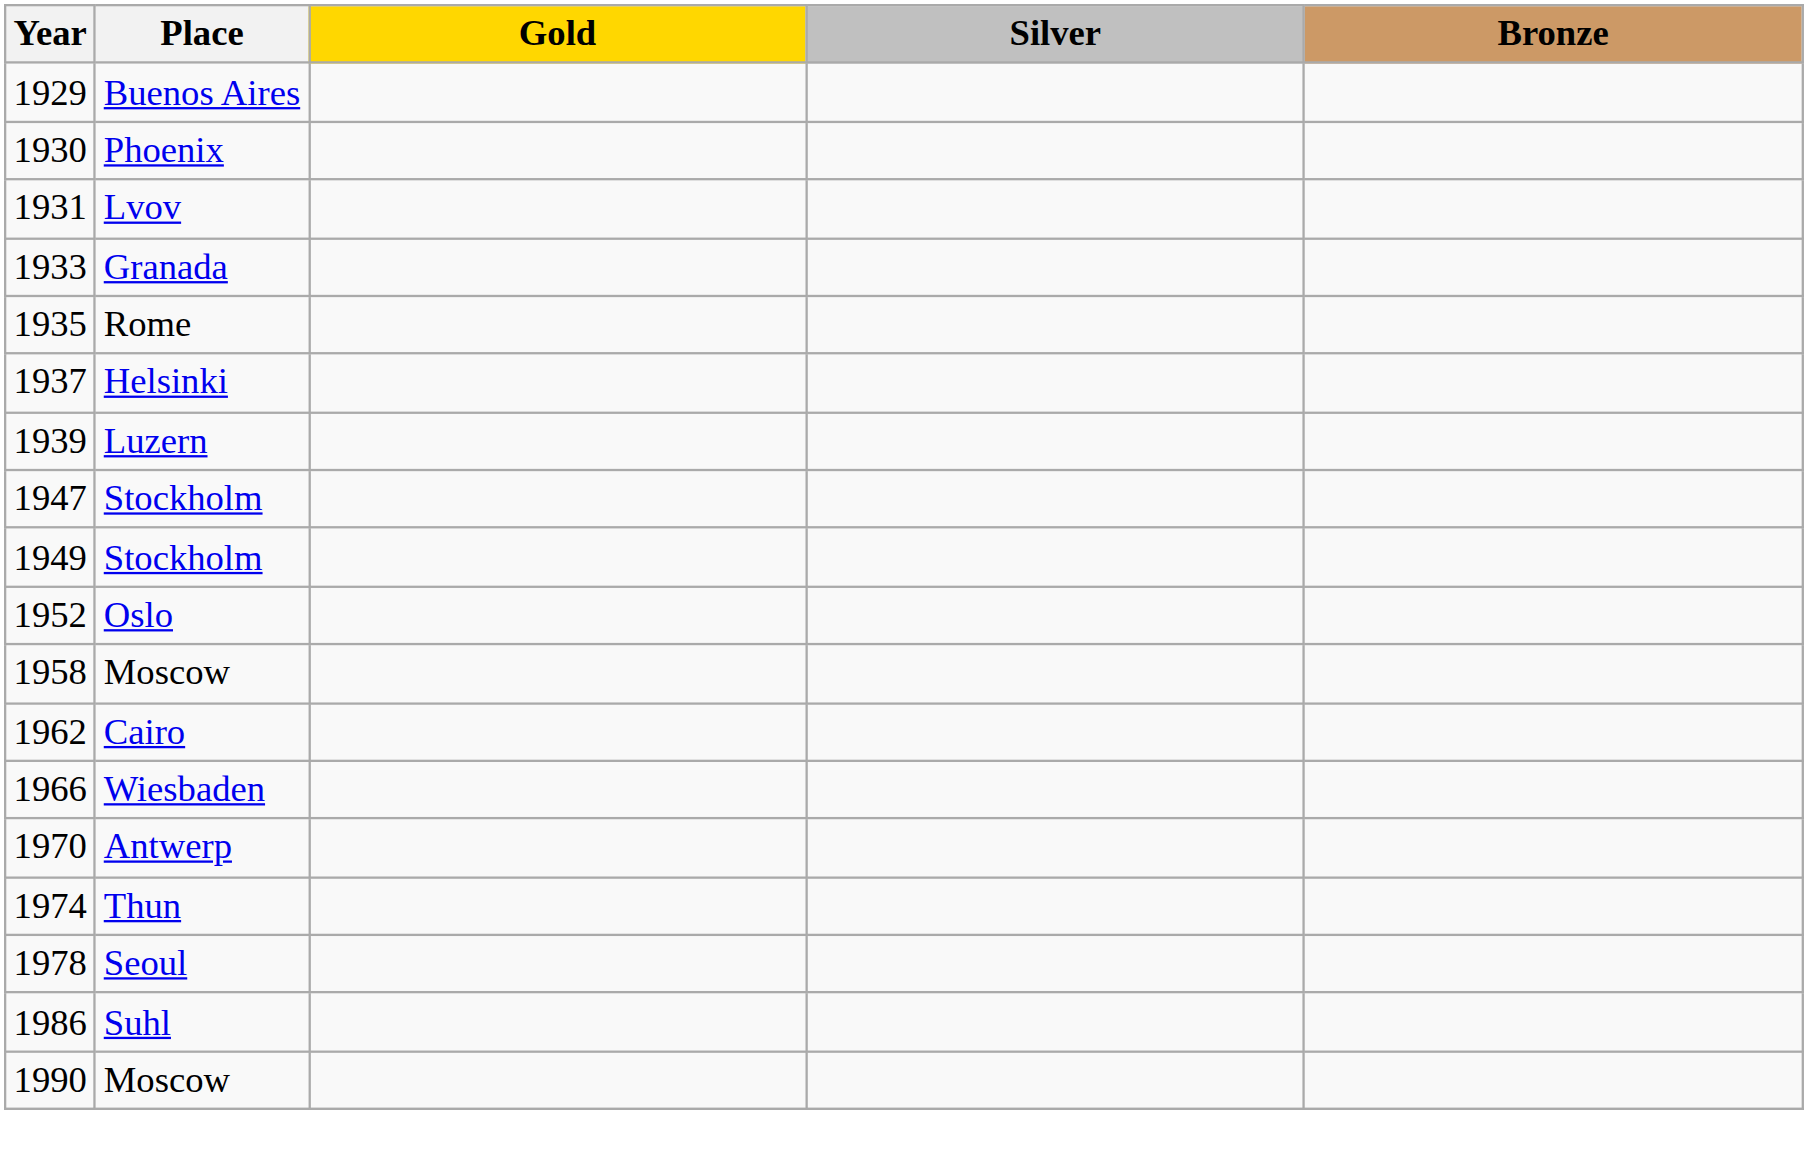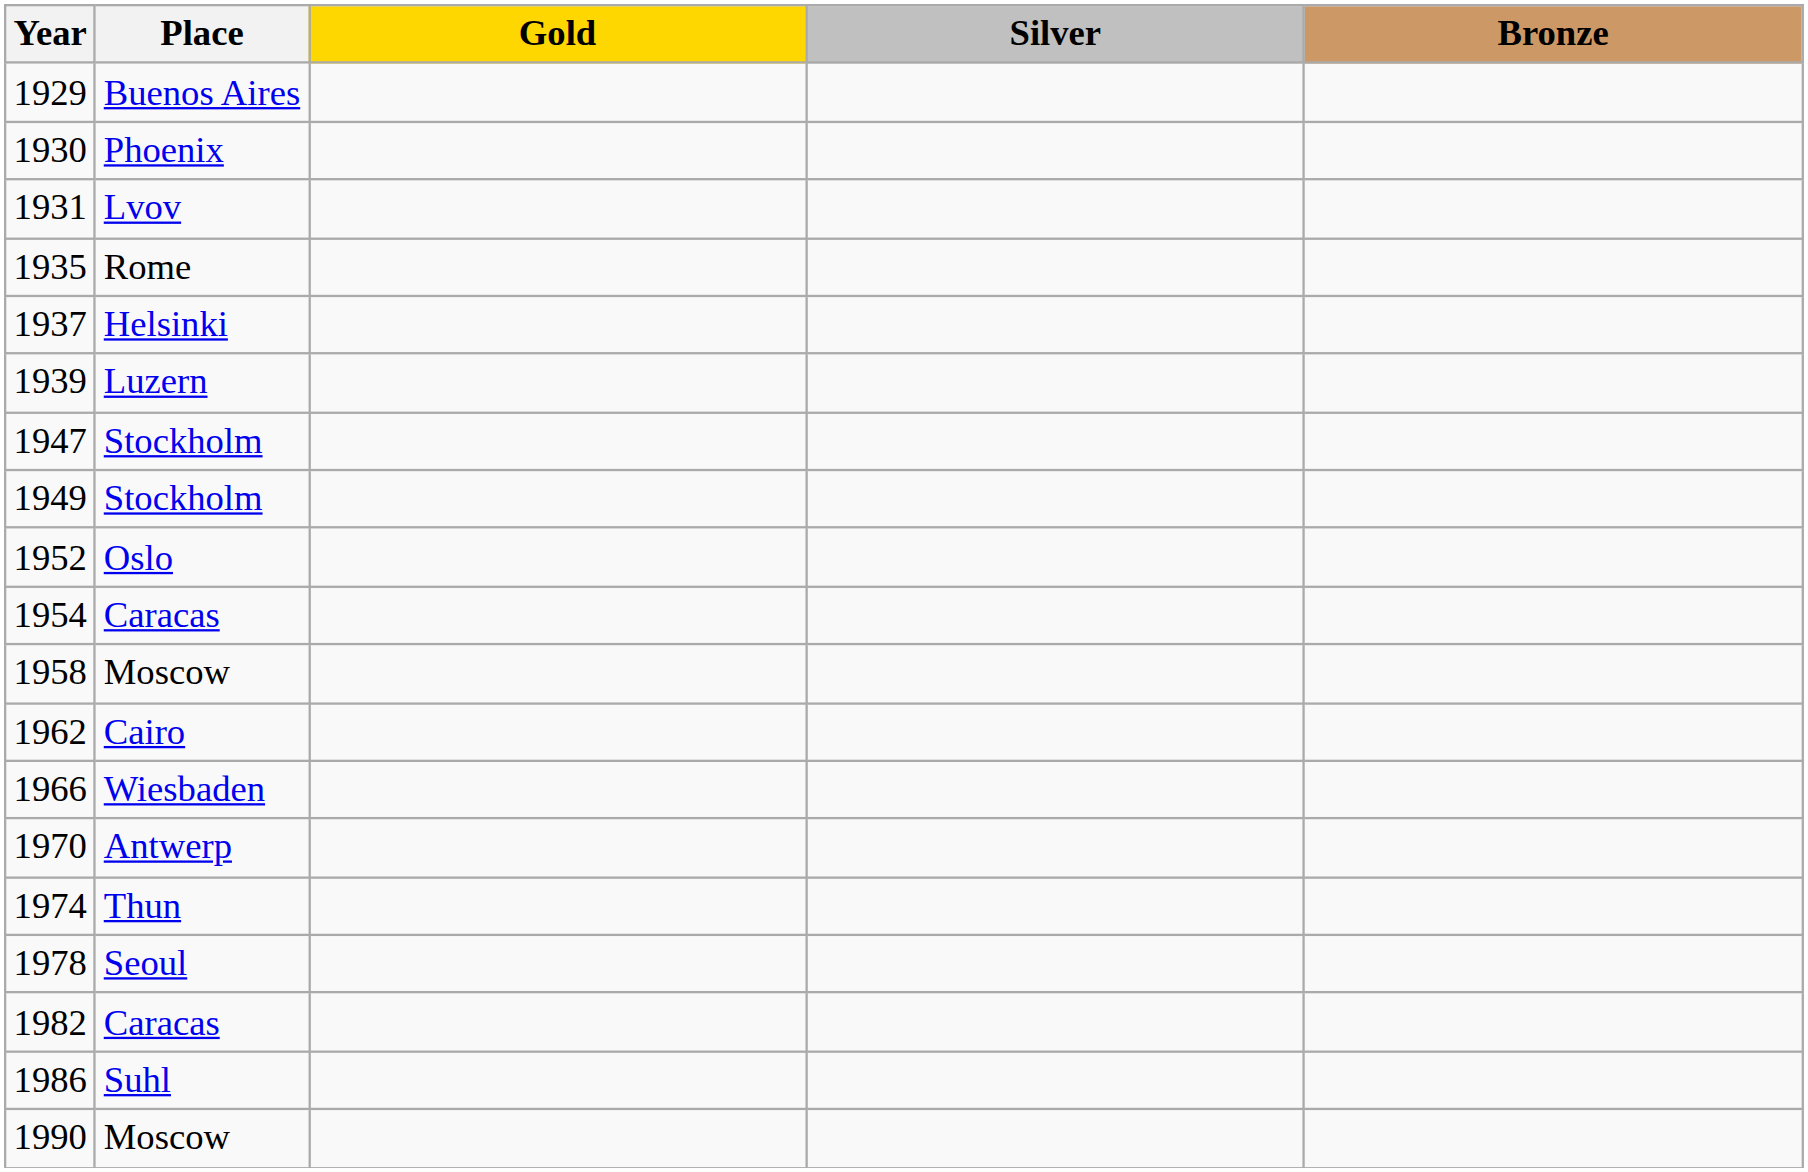- row: (50, 265)
+ row: (50, 614)
+ row: (50, 1021)
